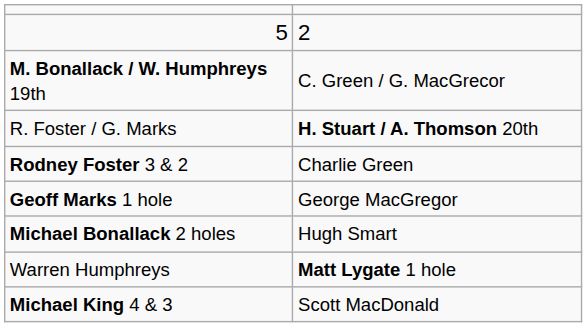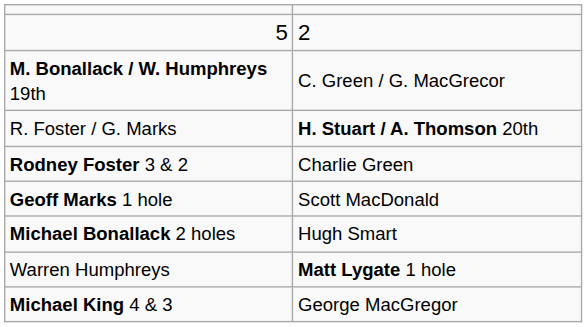(378, 199) George MacGregor -> (369, 199) Scott MacDonald
(369, 305) Scott MacDonald -> (378, 305) George MacGregor
